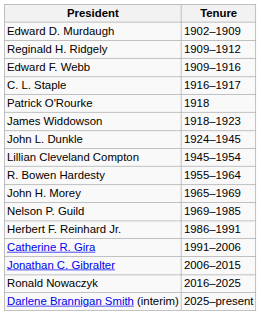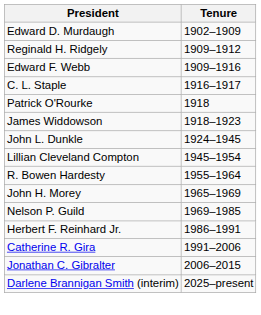- row: (52, 283)
